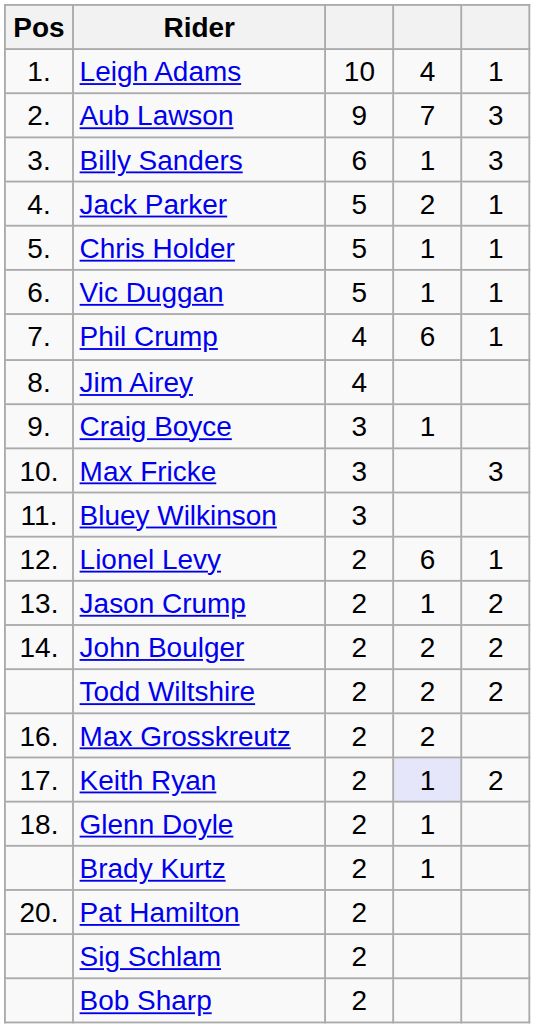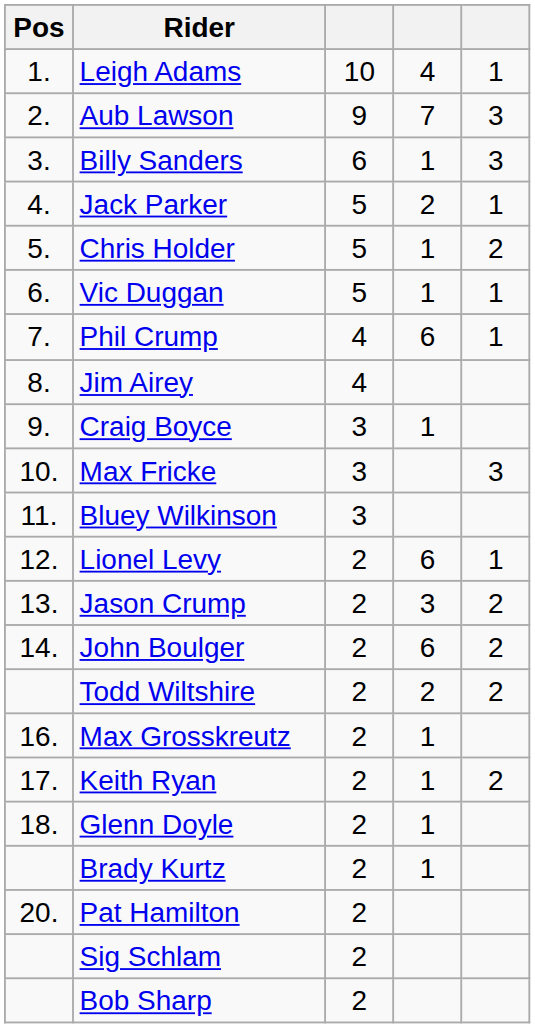(496, 249) 1 -> (496, 249) 2
(428, 603) 1 -> (428, 603) 3
(428, 647) 2 -> (428, 647) 6
(428, 736) 2 -> (428, 736) 1
(428, 780) lavender background -> (428, 780) no background
